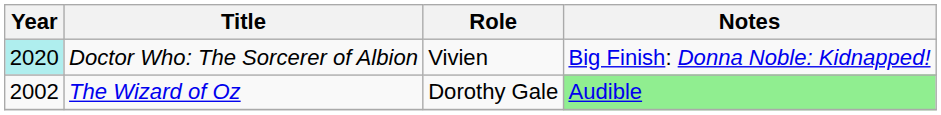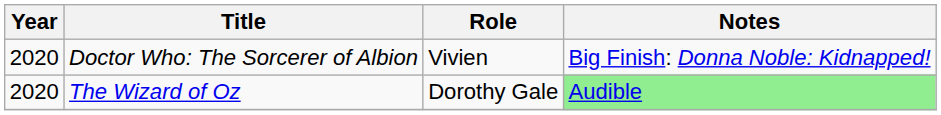(34, 57) paleturquoise background -> (34, 57) no background
(34, 92) 2002 -> (34, 92) 2020
